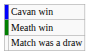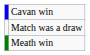rows swapped: (32, 27) <-> (47, 43)
